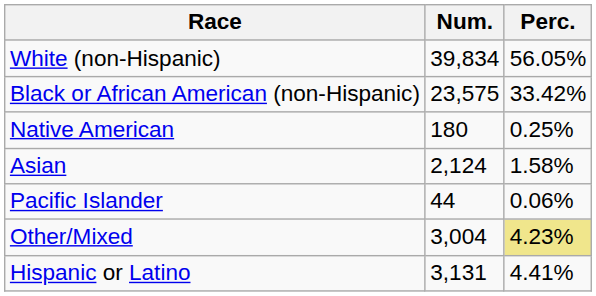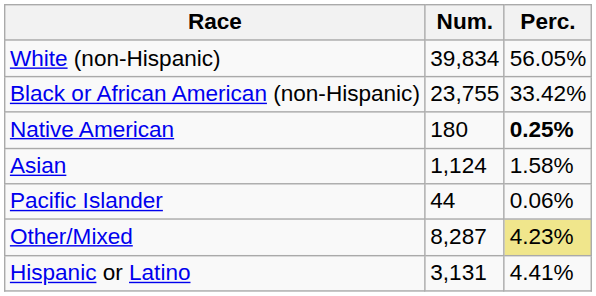(465, 93) 23,575 -> (465, 93) 23,755
(542, 129) normal -> (542, 129) bold
(459, 165) 2,124 -> (459, 165) 1,124
(459, 237) 3,004 -> (459, 237) 8,287
